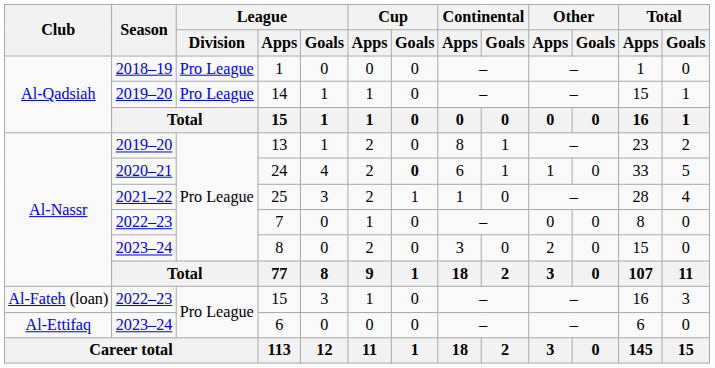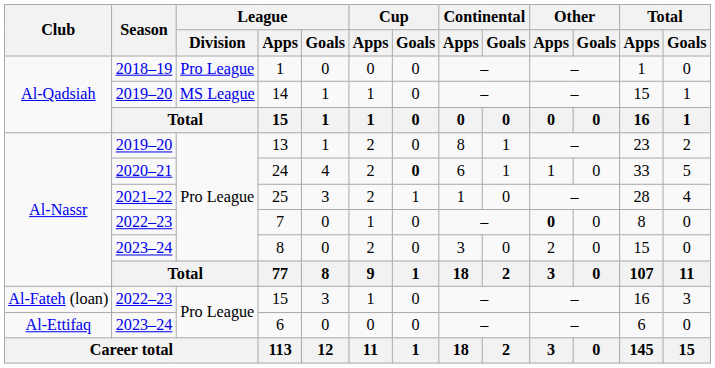(217, 94) Pro League -> (217, 94) MS League
(550, 222) normal -> (551, 222) bold
